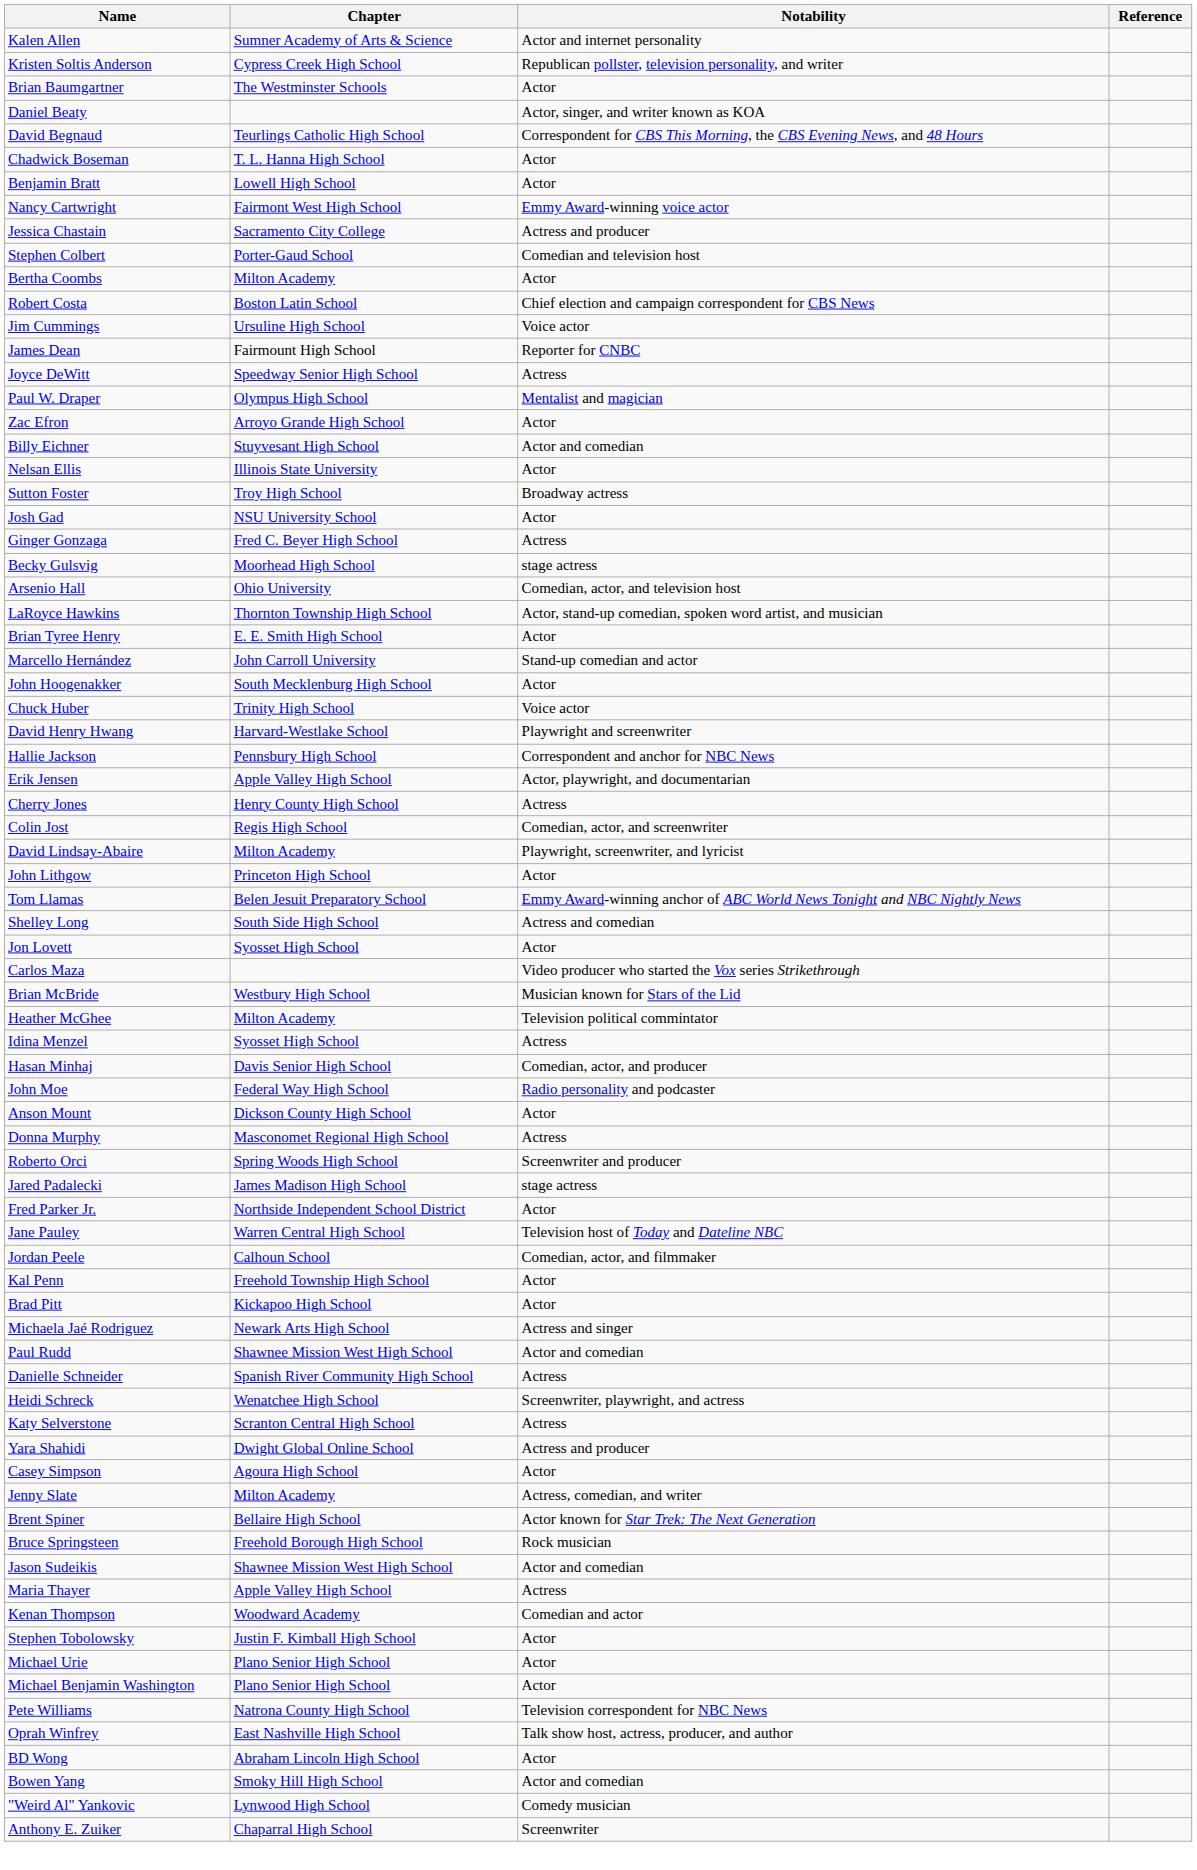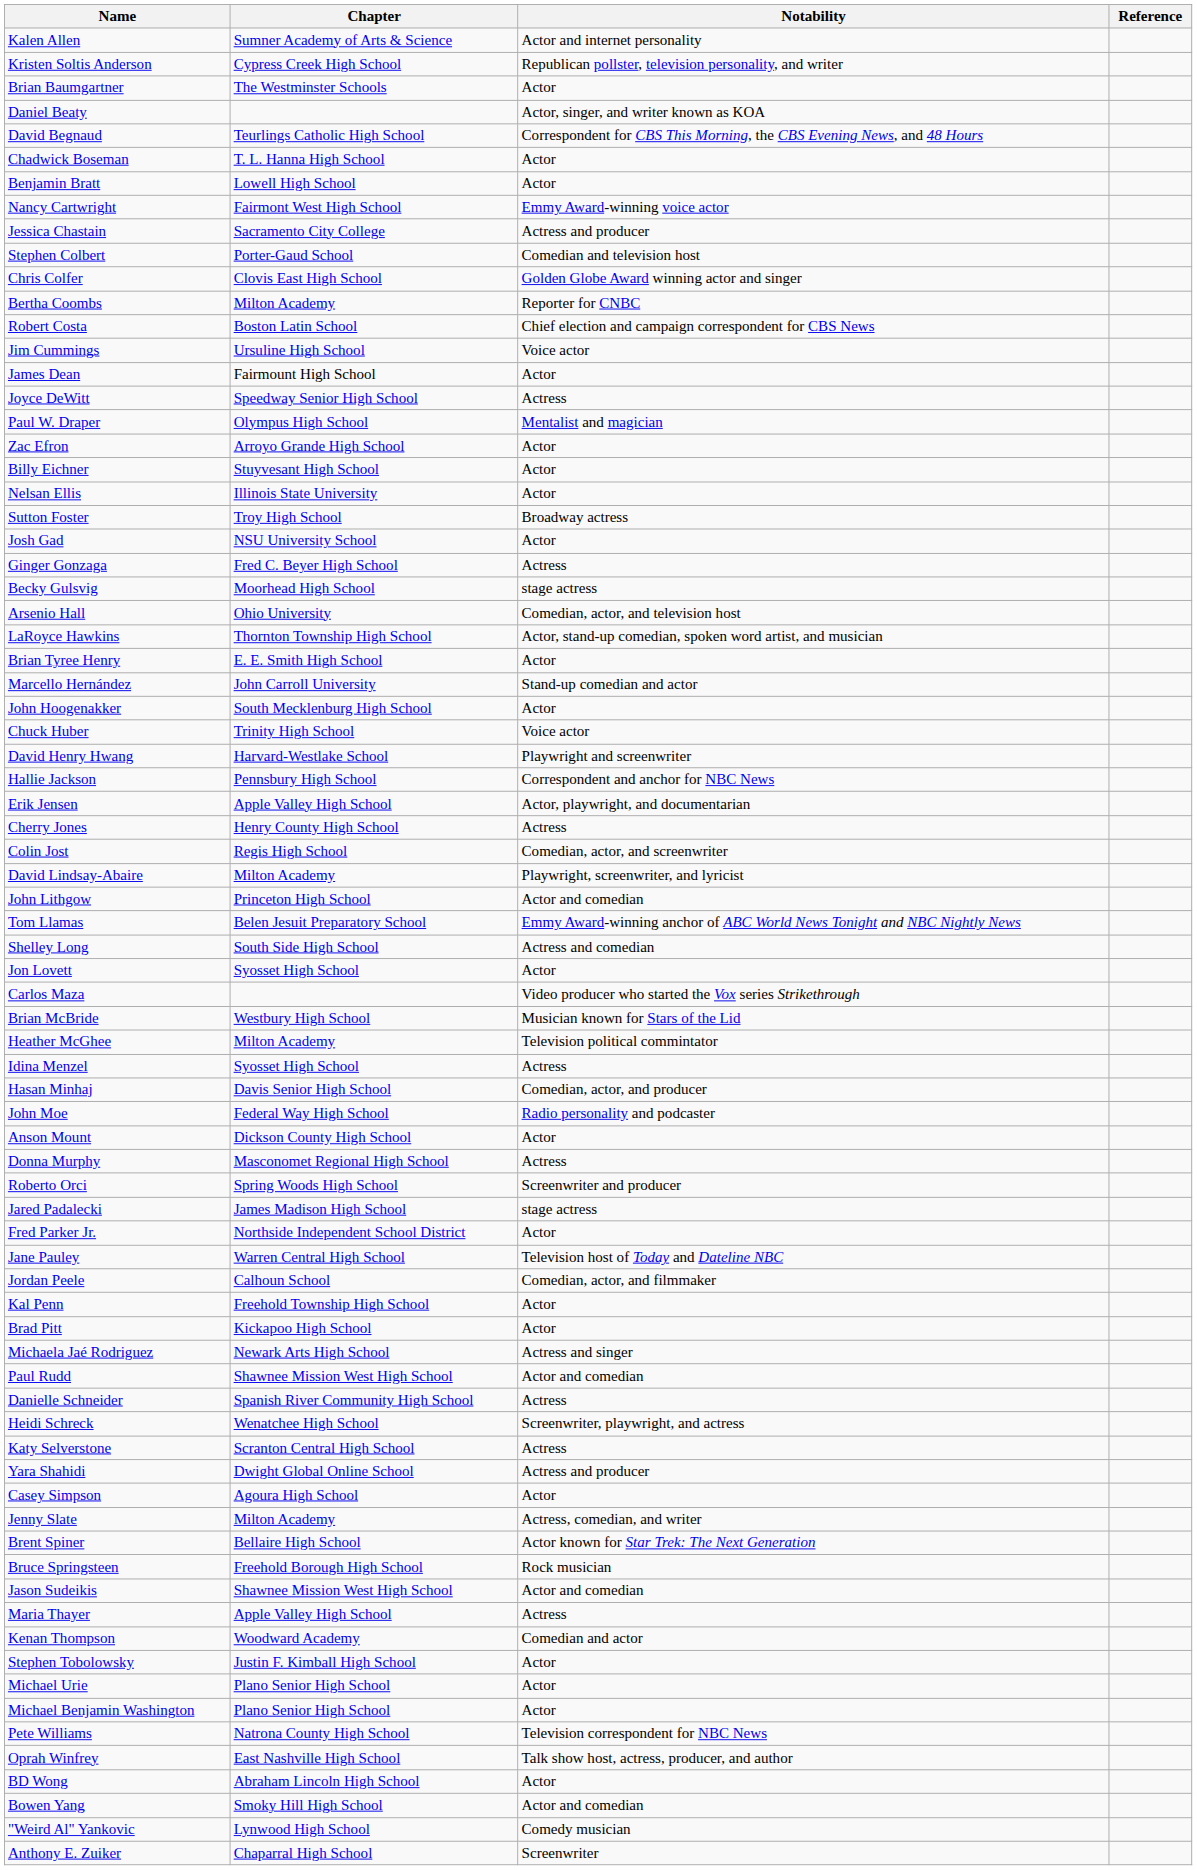+ row: (45, 278)
(539, 278) Actor -> (581, 302) Reporter for CNBC
(581, 350) Reporter for CNBC -> (539, 374) Actor
(583, 445) Actor and comedian -> (539, 469) Actor
(539, 875) Actor -> (583, 898) Actor and comedian
